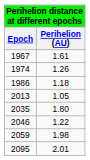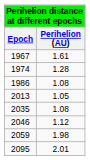(61, 69) 1.26 -> (61, 69) 1.28
(61, 83) 1.18 -> (61, 83) 1.08
(61, 109) 1.80 -> (61, 109) 1.08
(61, 122) 1.22 -> (61, 122) 1.12
